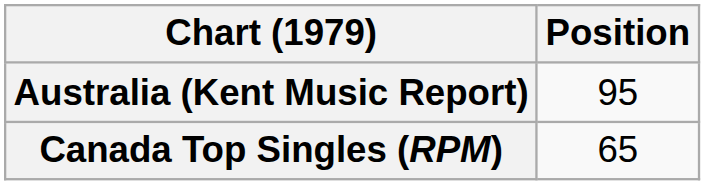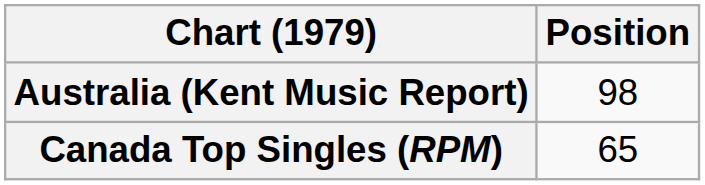(618, 91) 95 -> (618, 91) 98
